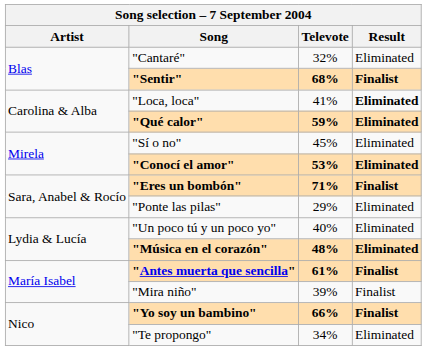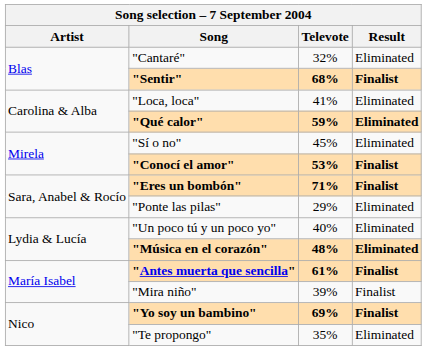(387, 100) bold -> (385, 100) normal
(387, 164) Eliminated -> (377, 164) Finalist
(325, 313) 66% -> (325, 313) 69%
(325, 334) 34% -> (325, 334) 35%
